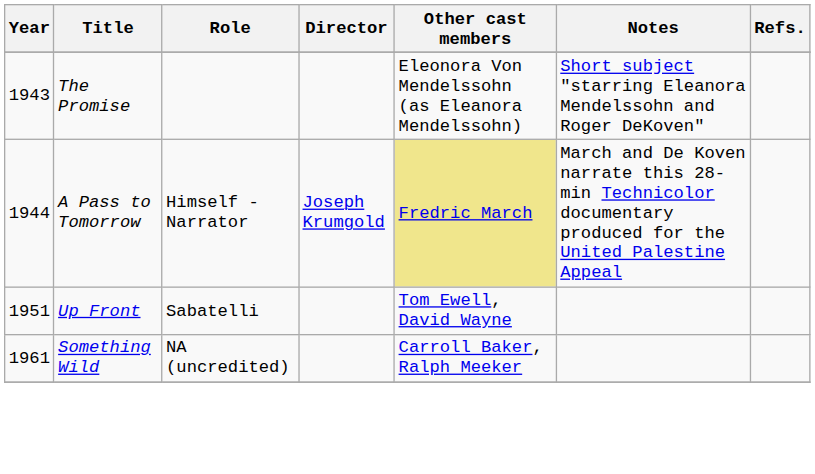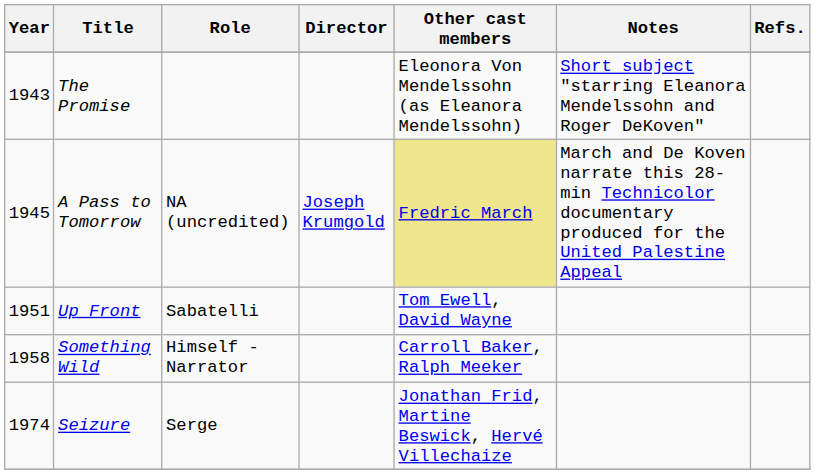(29, 213) 1944 -> (29, 213) 1945
(212, 213) Himself - Narrator -> (228, 213) NA (uncredited)
(29, 358) 1961 -> (29, 358) 1958
(228, 358) NA (uncredited) -> (212, 358) Himself - Narrator
+ row: (94, 426)
